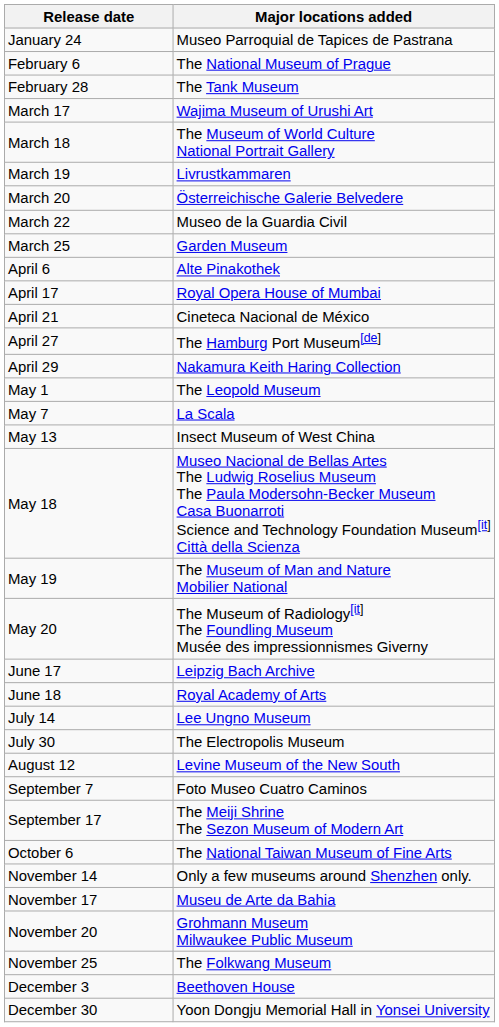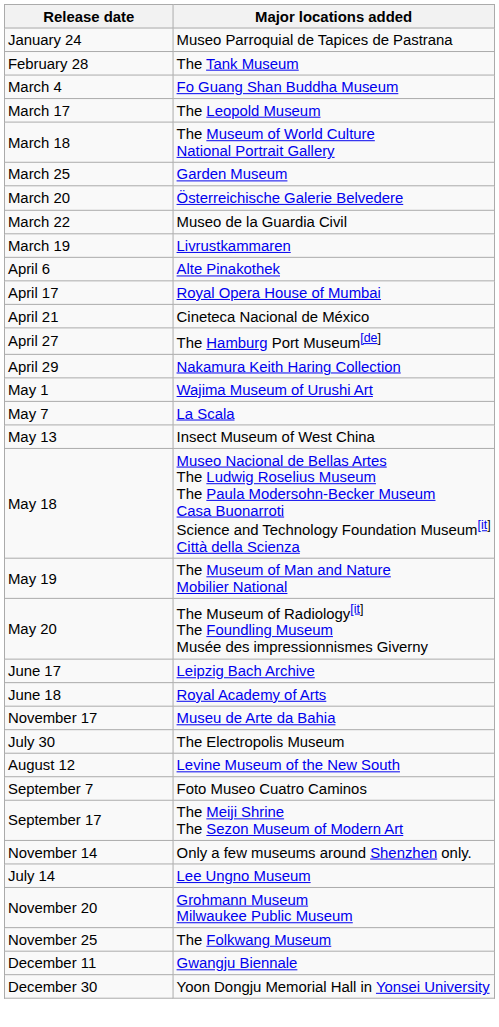- row: (44, 64)
+ row: (35, 87)
(275, 111) Wajima Museum of Urushi Art -> (249, 111) The Leopold Museum
rows swapped: (39, 175) <-> (39, 245)
(249, 390) The Leopold Museum -> (275, 390) Wajima Museum of Urushi Art
rows swapped: (32, 718) <-> (53, 900)
- row: (41, 852)
- row: (48, 987)
+ row: (52, 963)
